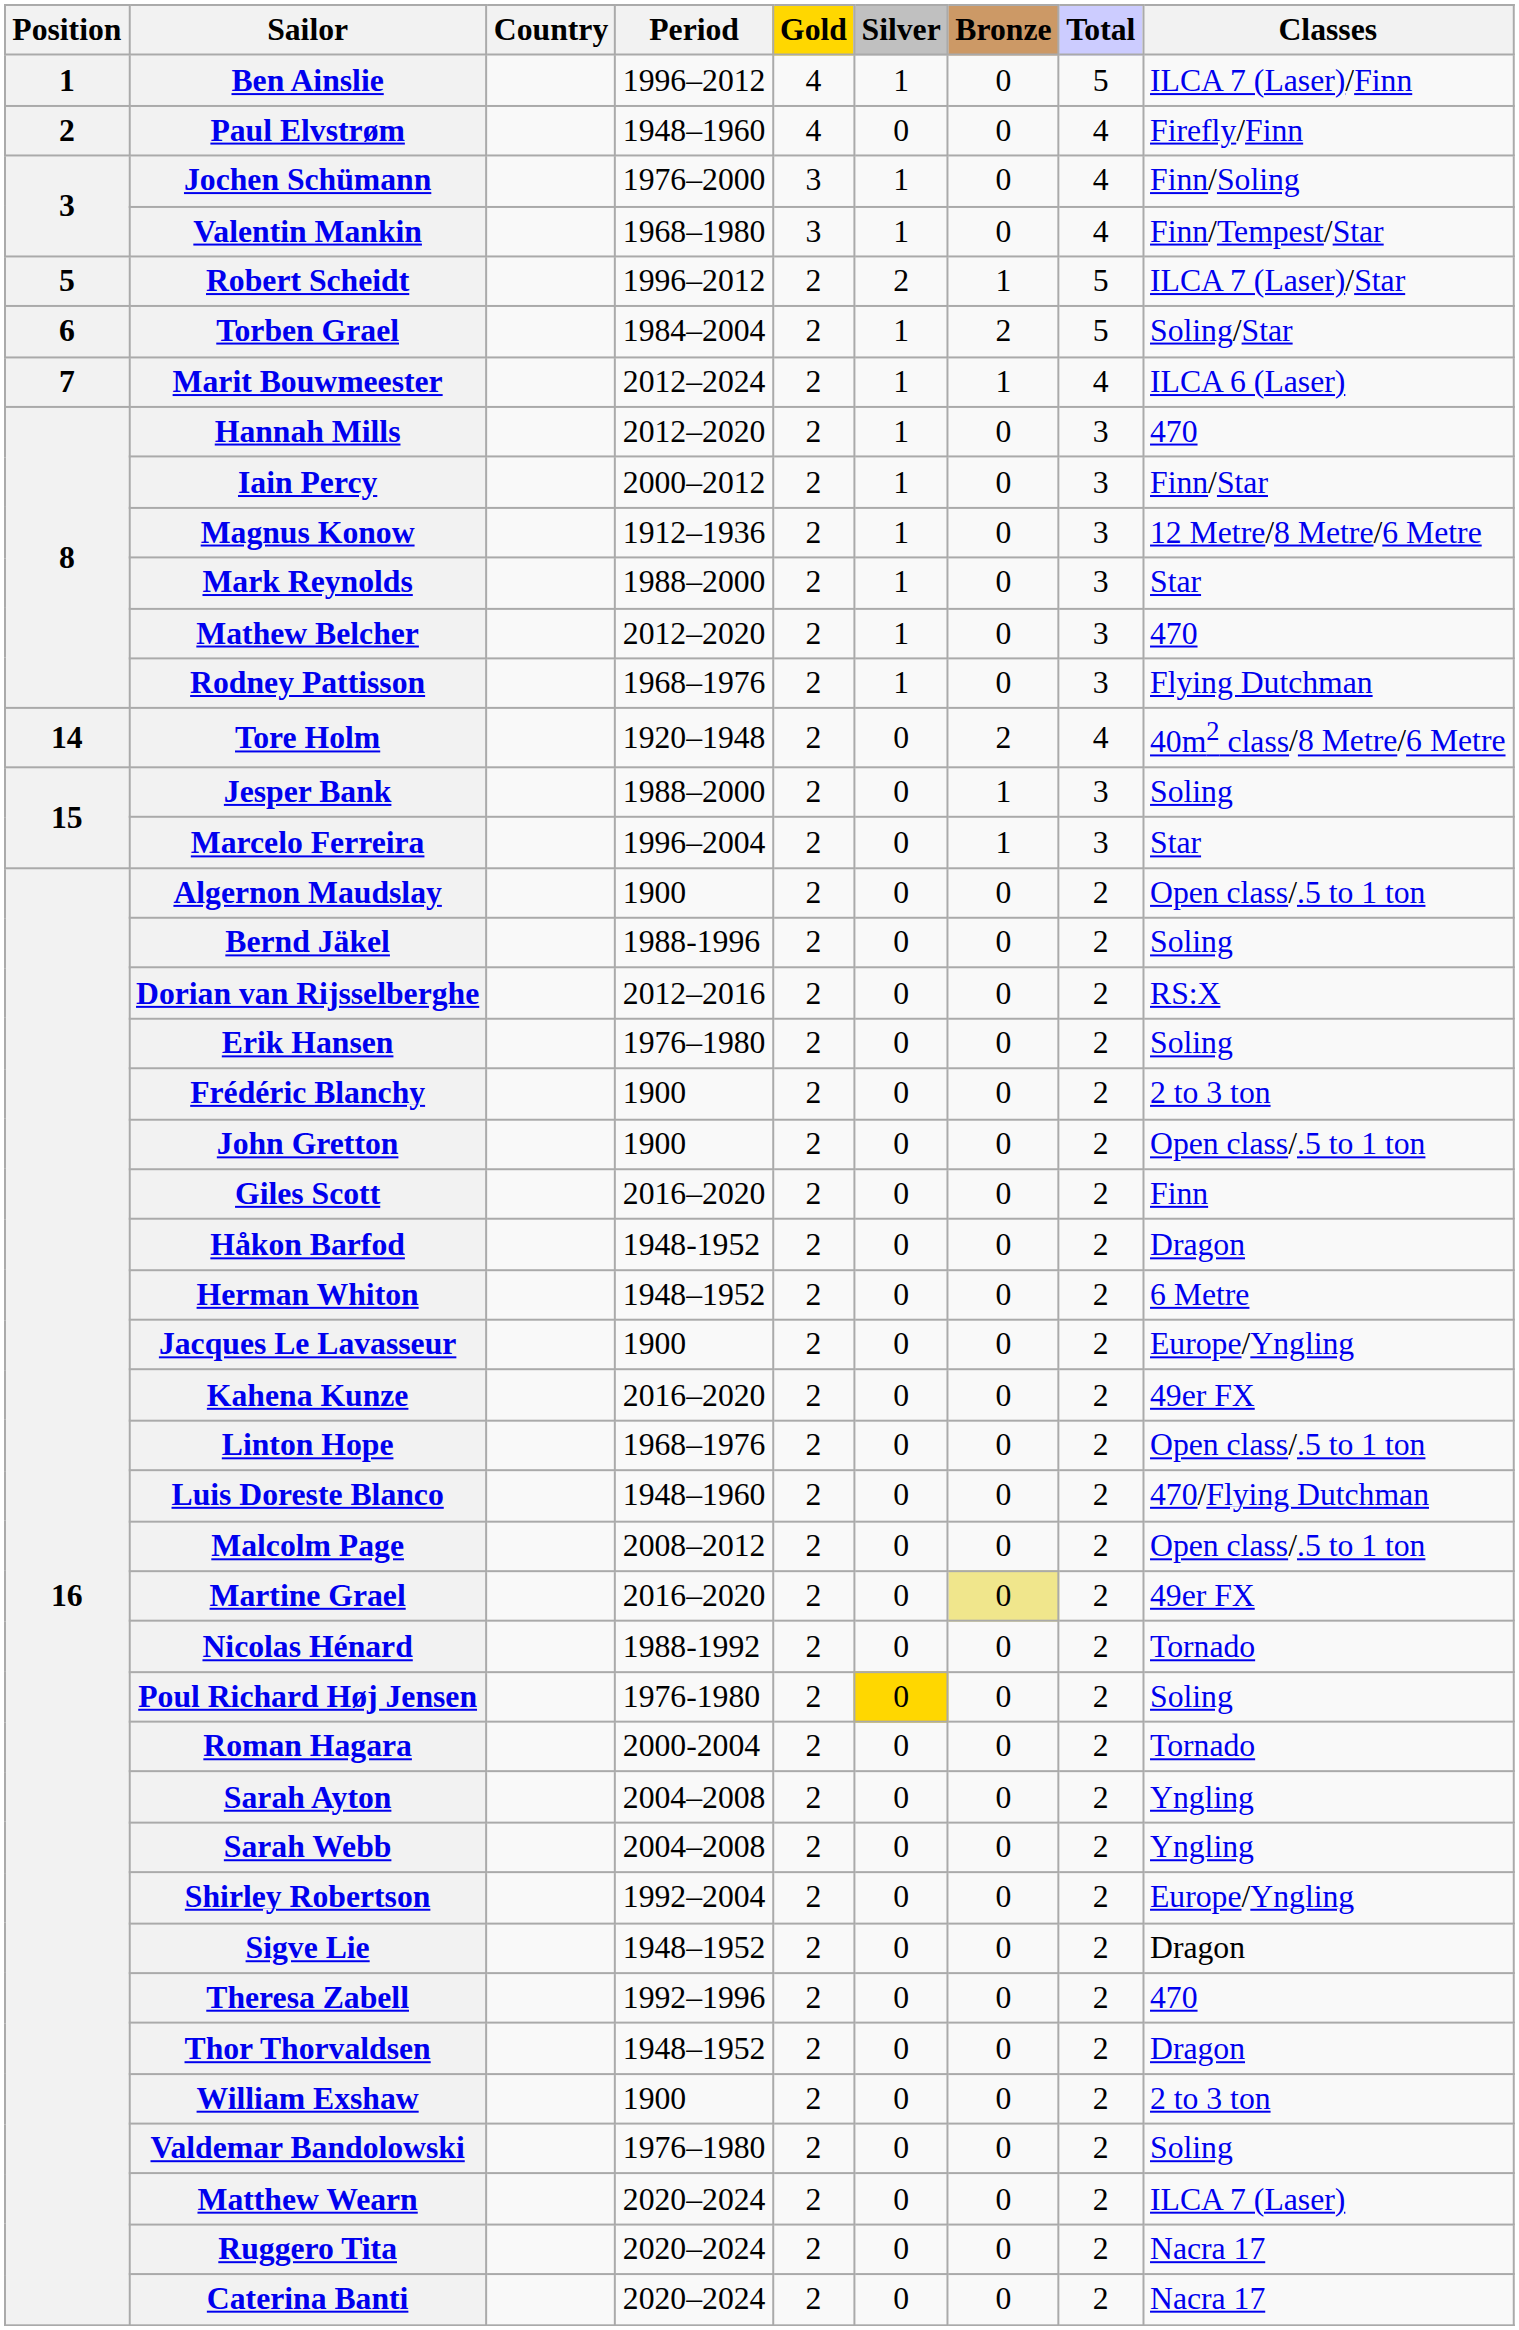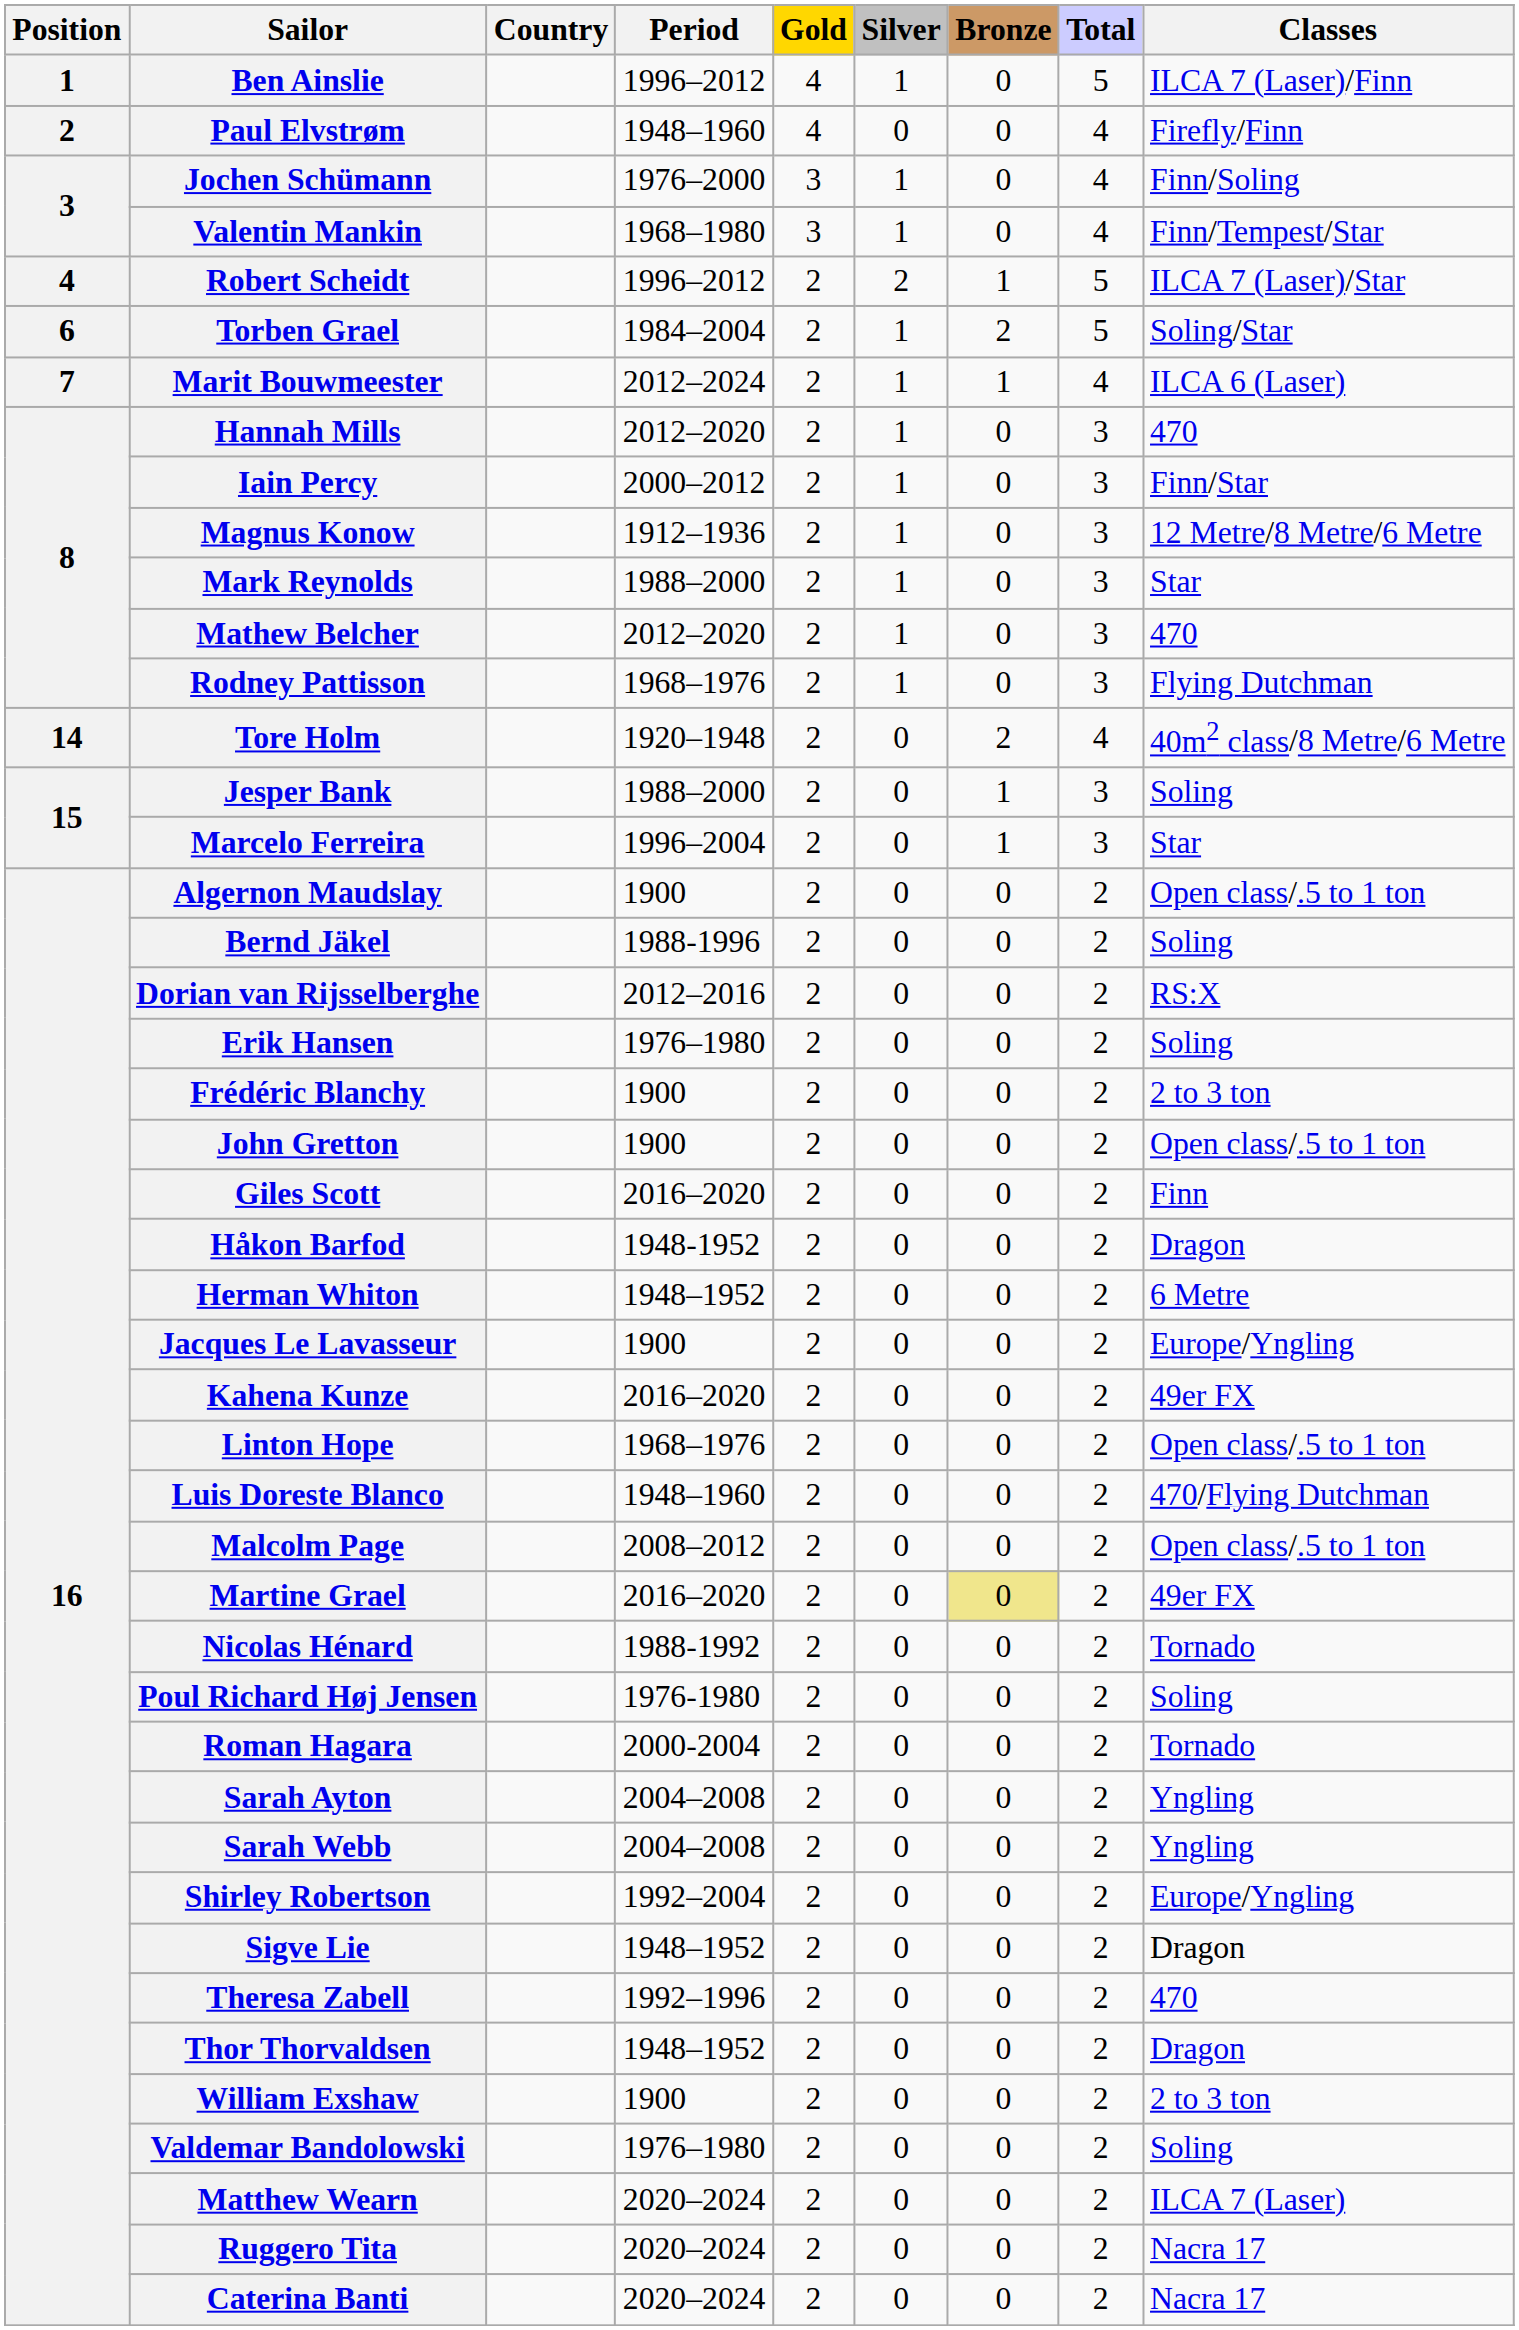(67, 280) 5 -> (67, 280) 4
(901, 1696) gold background -> (901, 1696) no background
